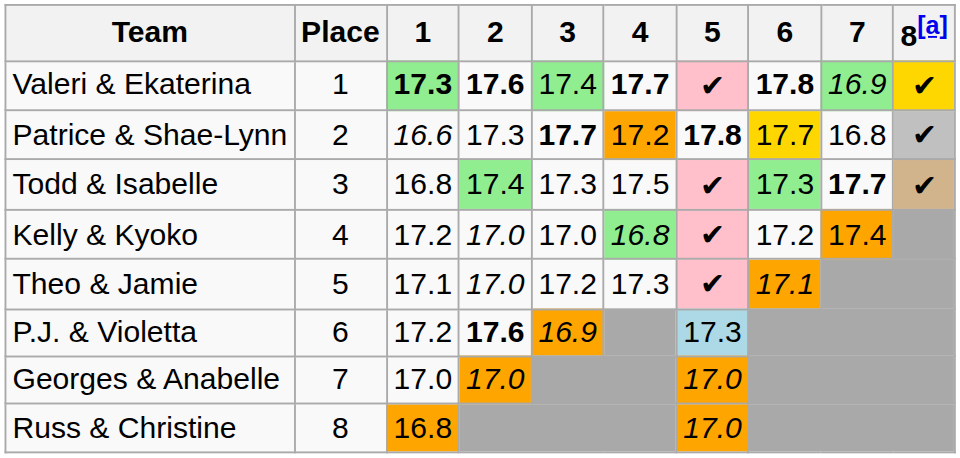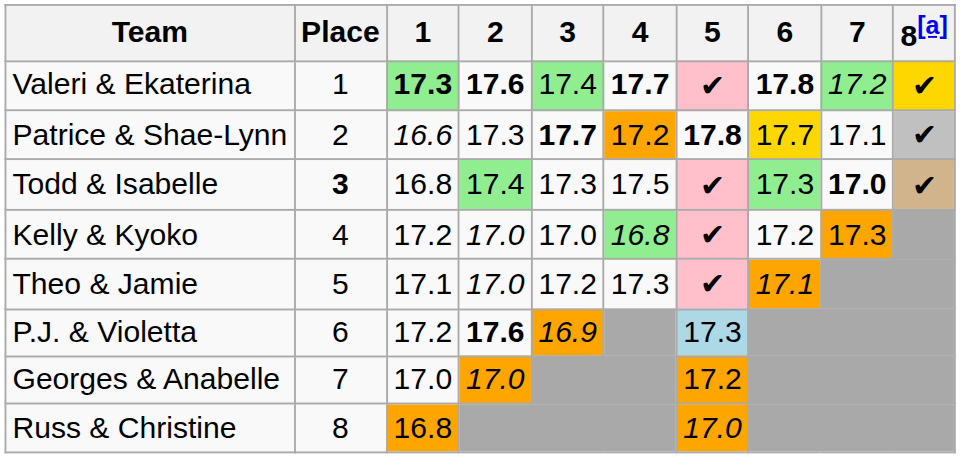(857, 85) 16.9 -> (857, 85) 17.2
(857, 134) 16.8 -> (857, 134) 17.1
(340, 184) normal -> (340, 184) bold
(857, 184) 17.7 -> (857, 184) 17.0
(857, 233) 17.4 -> (857, 233) 17.3
(713, 379) 17.0 -> (713, 379) 17.2
